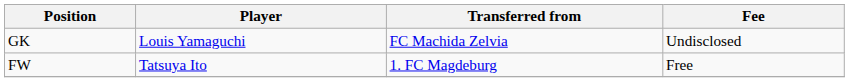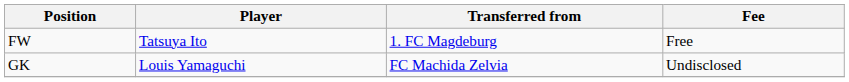rows swapped: (19, 40) <-> (19, 64)
